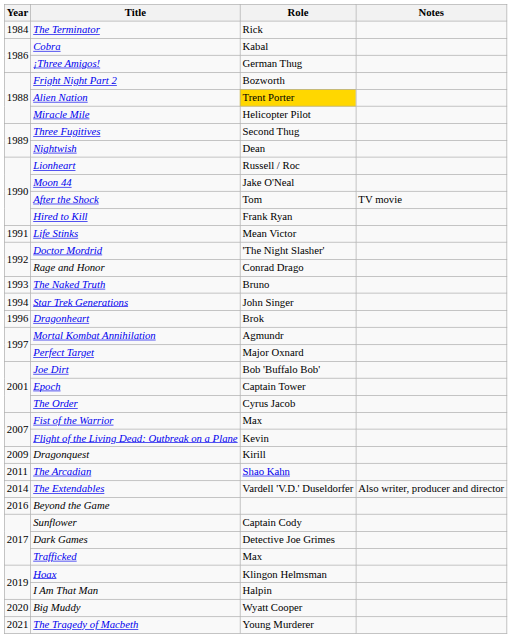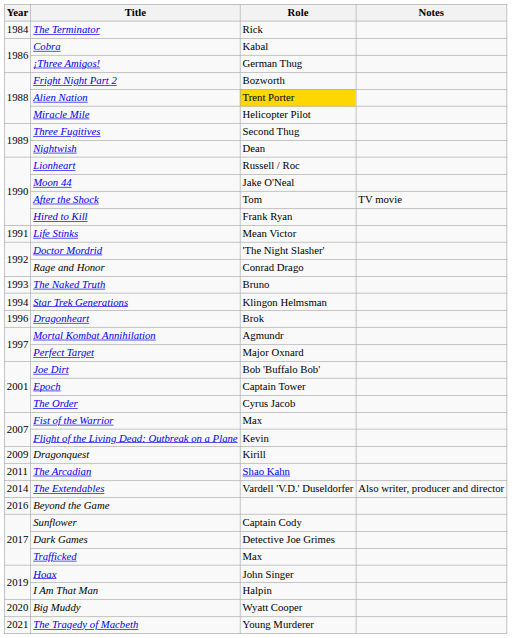(268, 302) John Singer -> (285, 302) Klingon Helmsman
(285, 574) Klingon Helmsman -> (268, 574) John Singer
